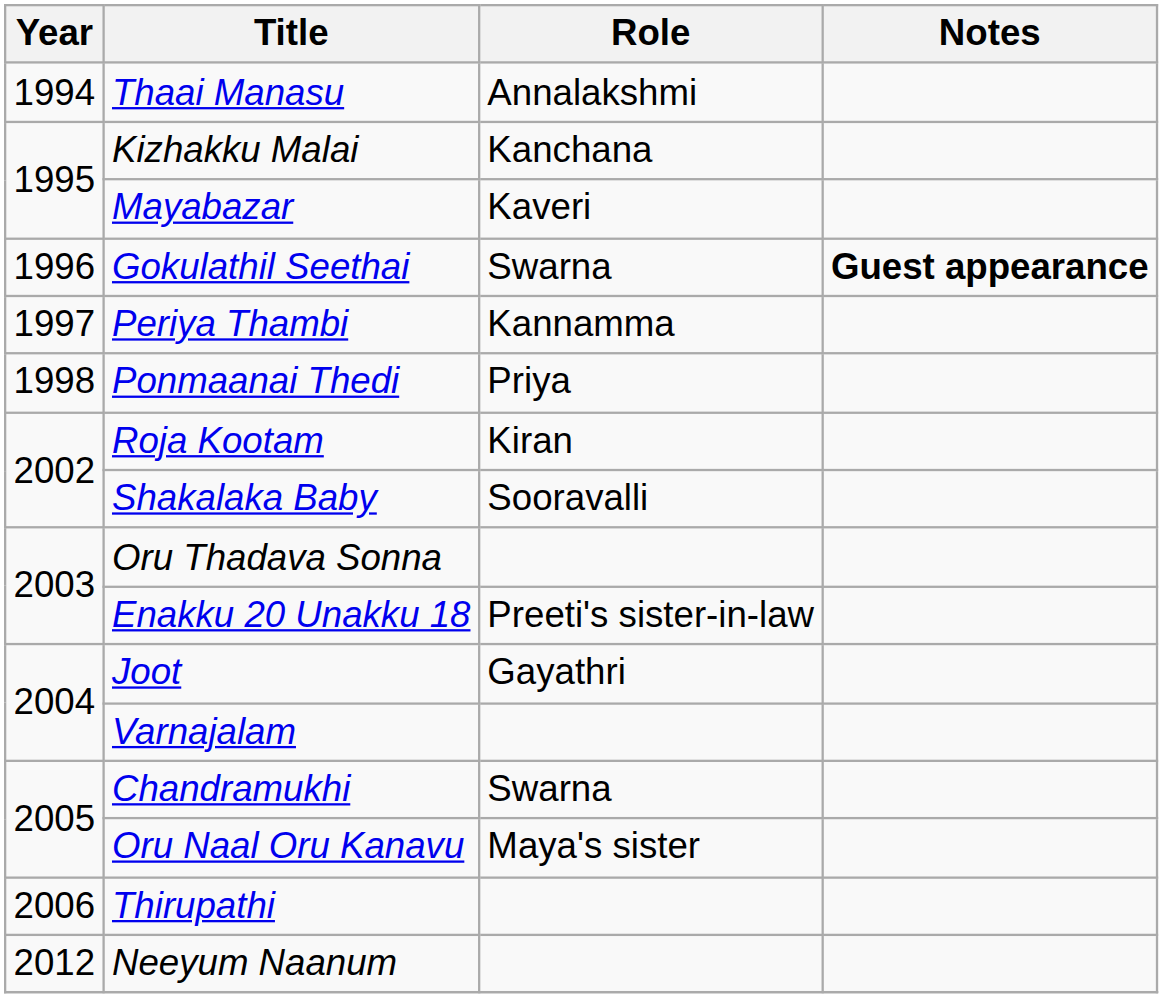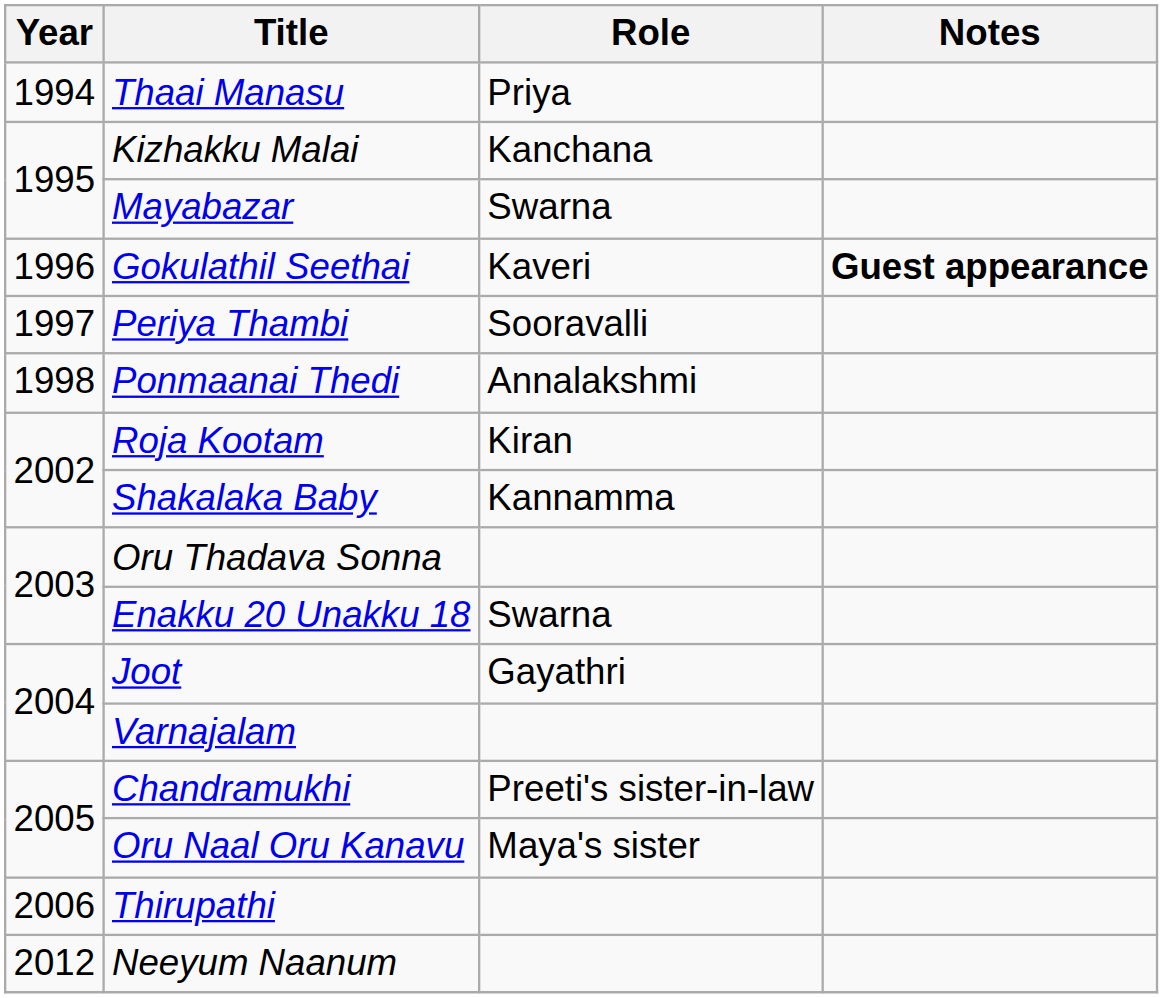(592, 91) Annalakshmi -> (529, 91) Priya
(539, 207) Kaveri -> (549, 207) Swarna
(549, 265) Swarna -> (539, 265) Kaveri
(581, 324) Kannamma -> (568, 324) Sooravalli
(529, 382) Priya -> (592, 382) Annalakshmi
(568, 498) Sooravalli -> (581, 498) Kannamma
(651, 614) Preeti's sister-in-law -> (549, 614) Swarna
(549, 788) Swarna -> (651, 788) Preeti's sister-in-law
